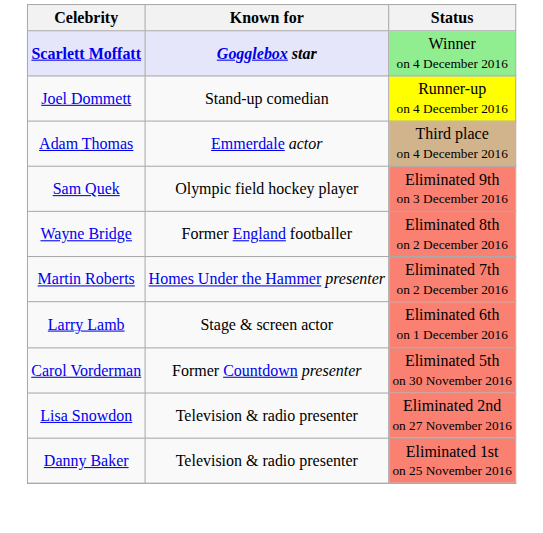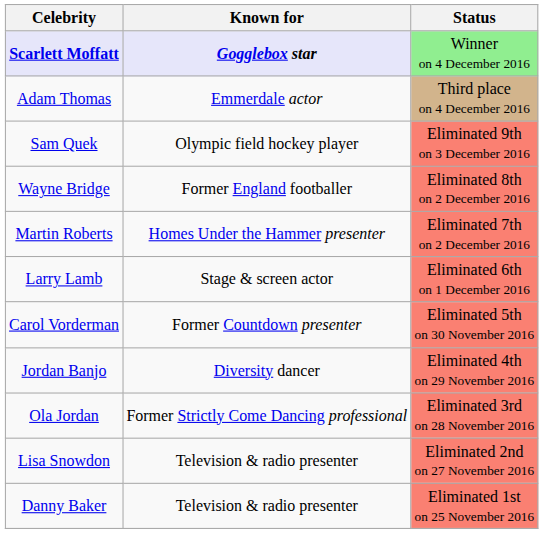- row: (86, 98)
+ row: (64, 369)
+ row: (64, 415)
